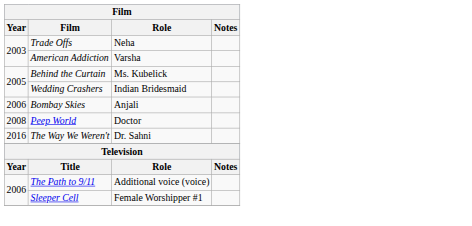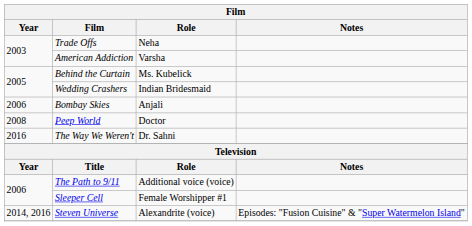+ row: (87, 213)
